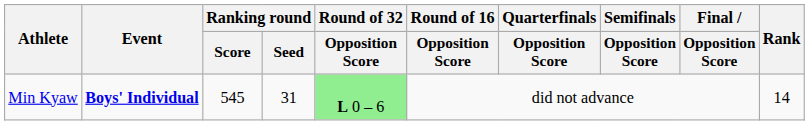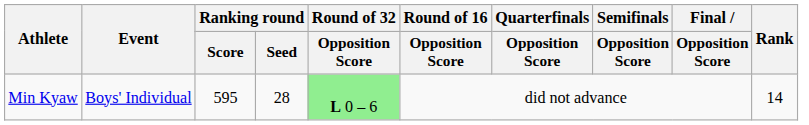(142, 97) bold -> (138, 97) normal
(232, 97) 545 -> (225, 97) 595
(289, 97) 31 -> (282, 97) 28
